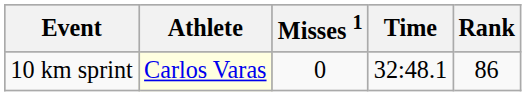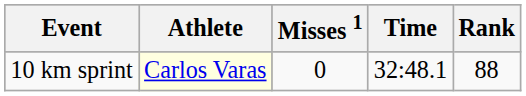(487, 71) 86 -> (487, 71) 88
